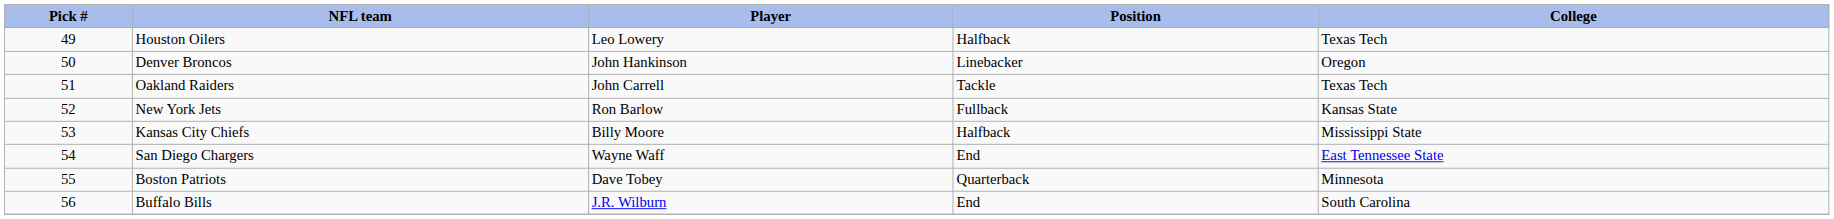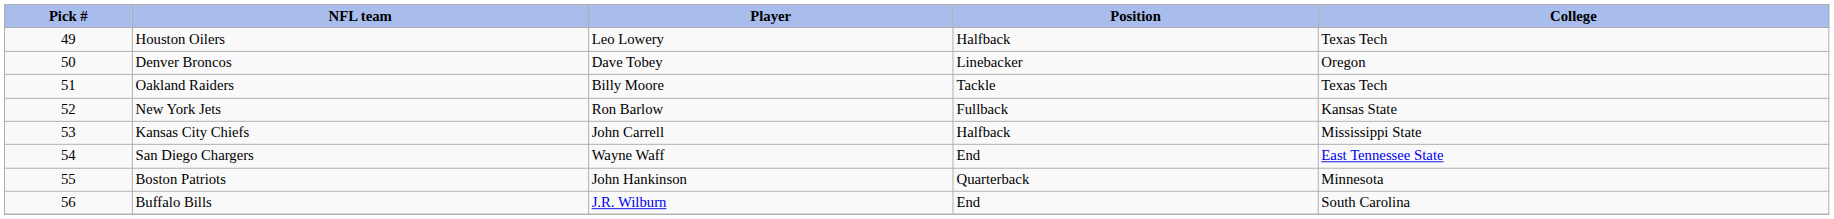(639, 62) John Hankinson -> (627, 62) Dave Tobey
(628, 86) John Carrell -> (628, 86) Billy Moore
(628, 132) Billy Moore -> (628, 132) John Carrell
(627, 179) Dave Tobey -> (639, 179) John Hankinson
